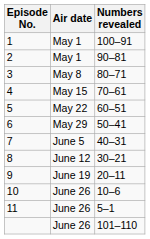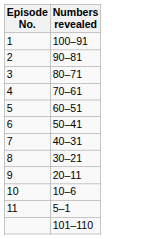- column: (72, 18)
